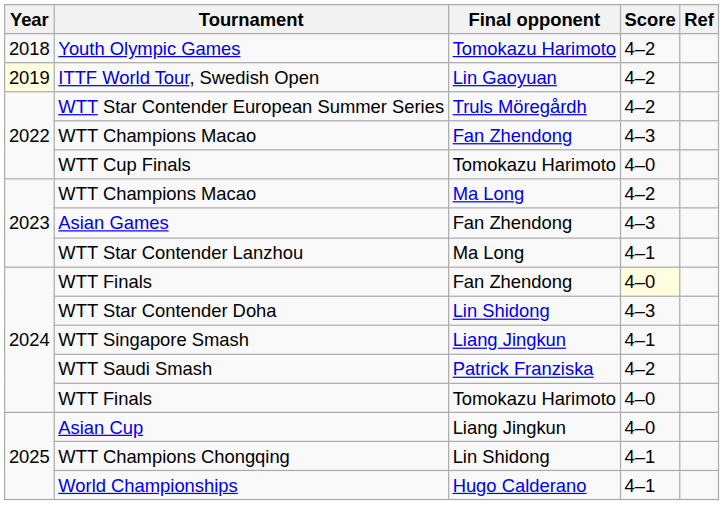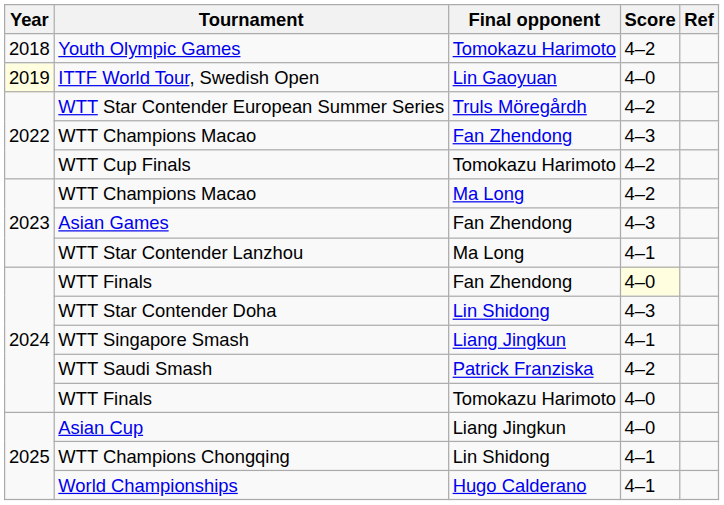(640, 78) 4–2 -> (640, 78) 4–0
(640, 165) 4–0 -> (640, 165) 4–2
